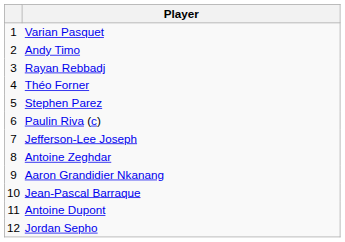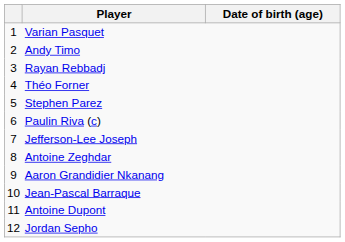+ column: (273, 14)
